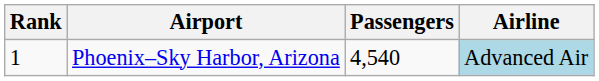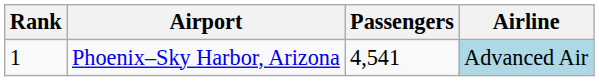(375, 57) 4,540 -> (375, 57) 4,541
